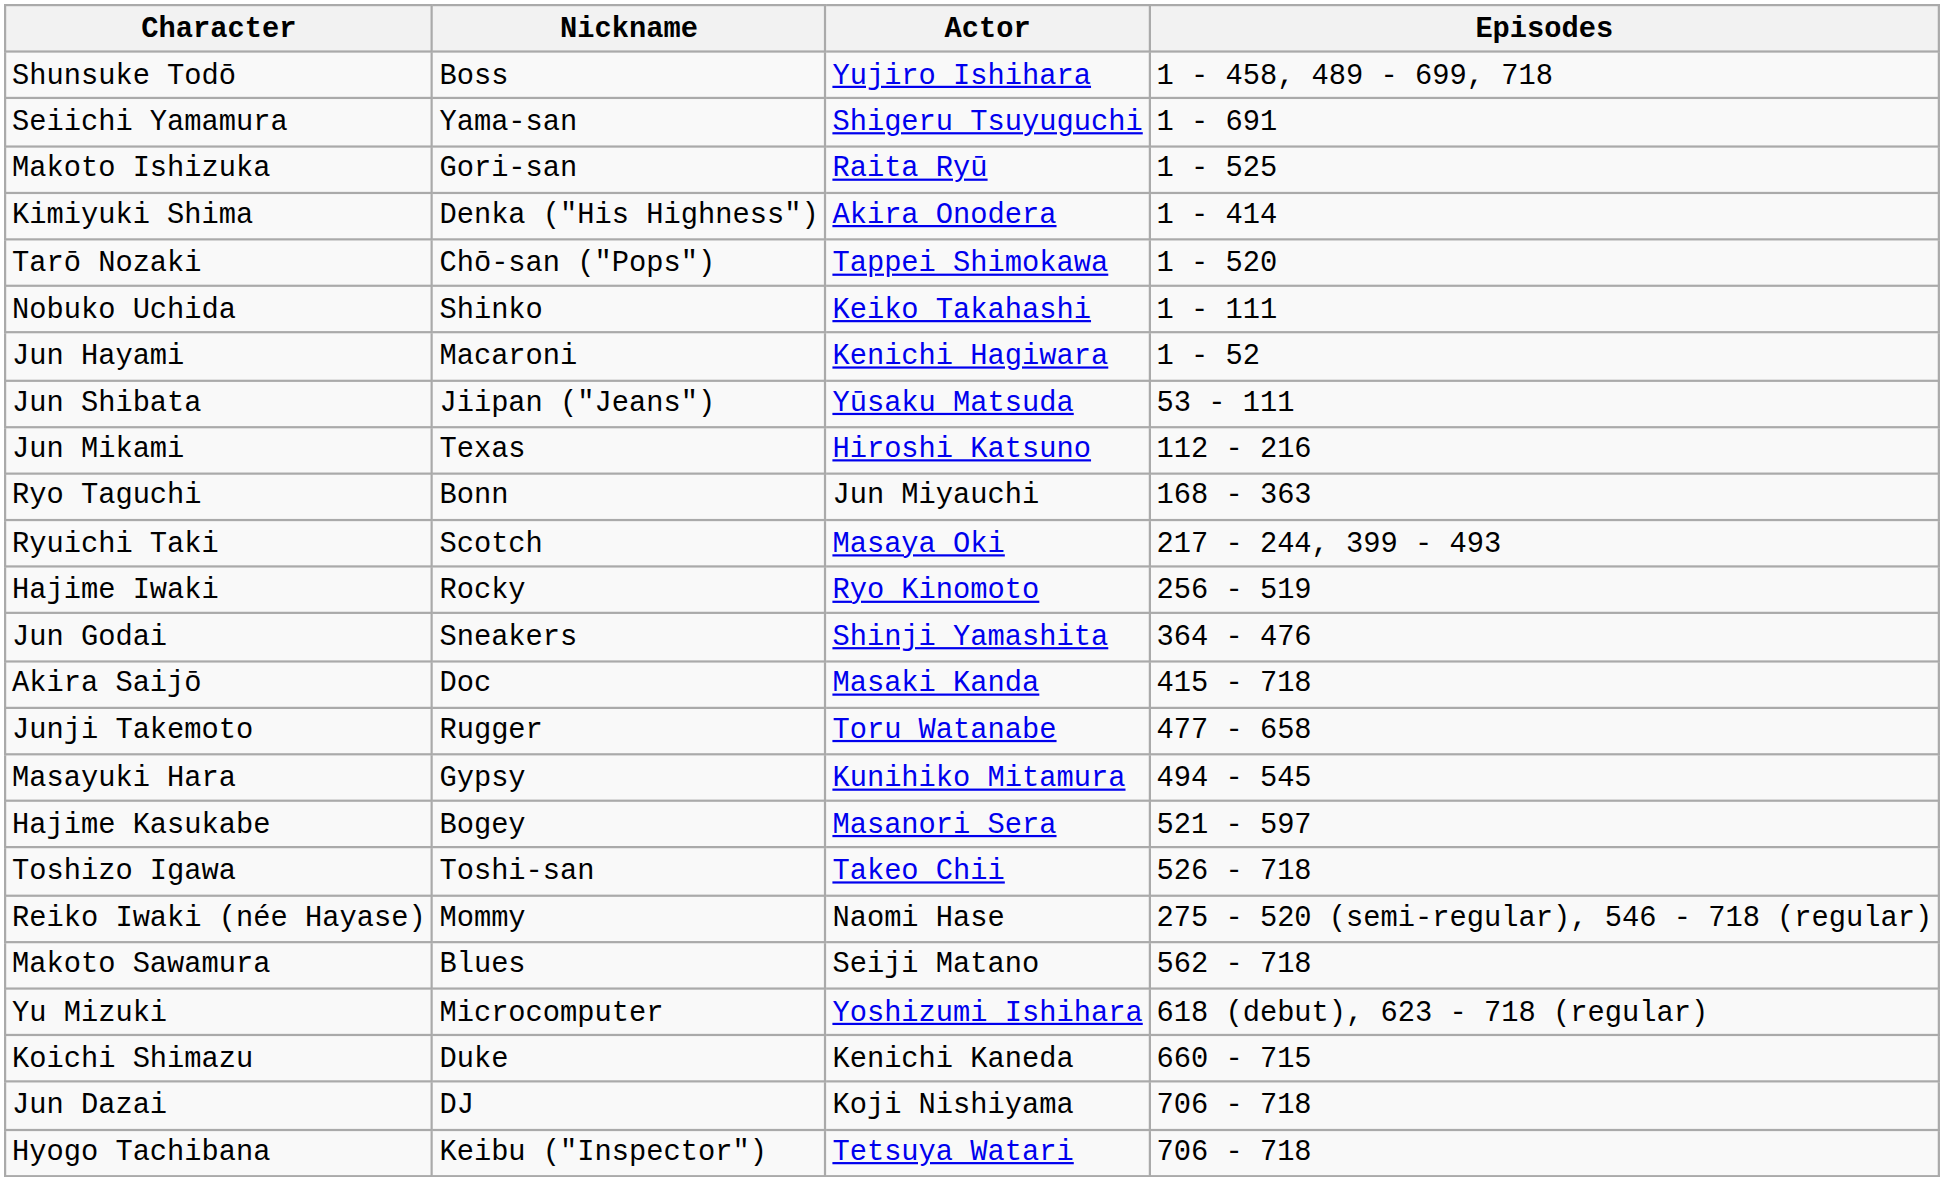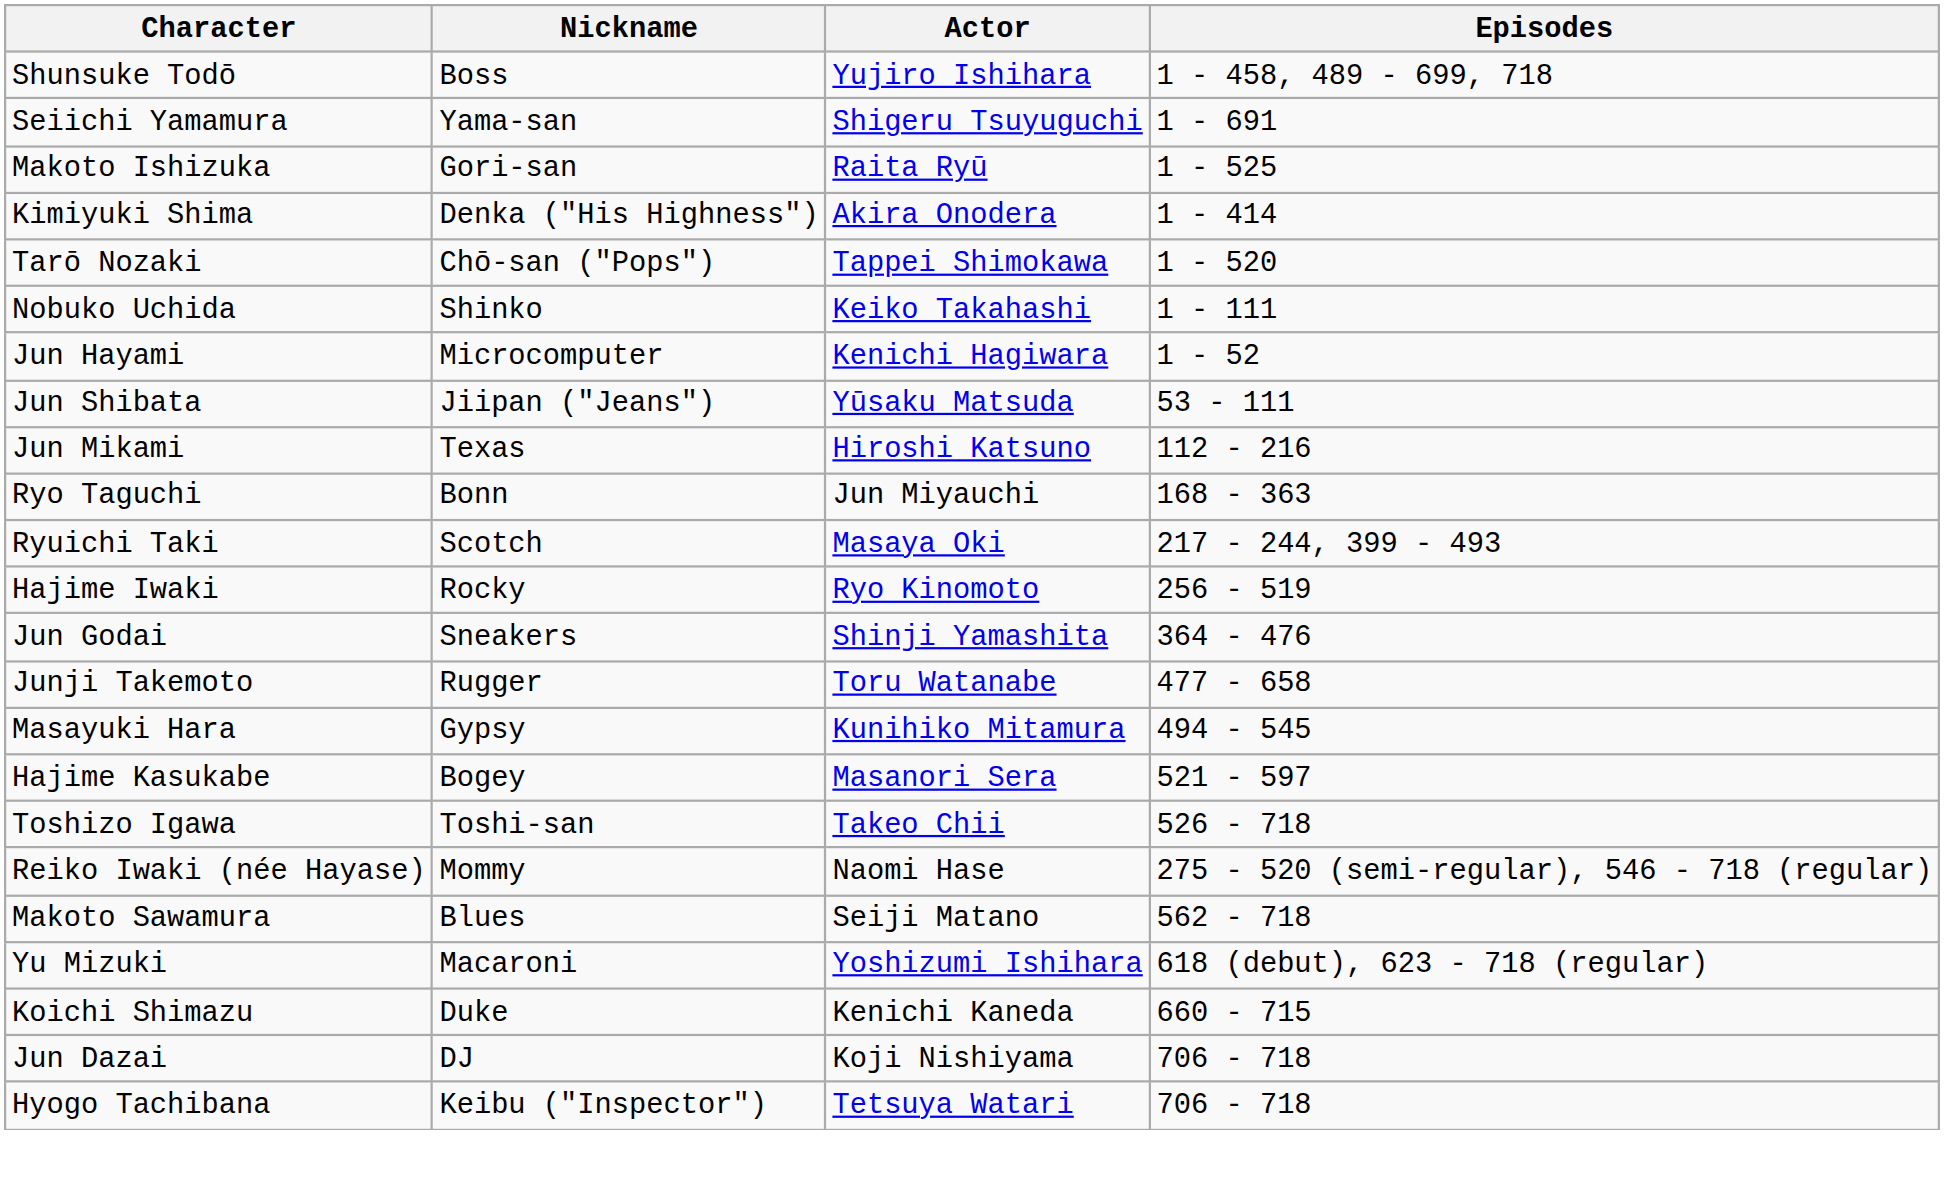(508, 356) Macaroni -> (551, 356) Microcomputer
- row: (107, 684)
(551, 1012) Microcomputer -> (508, 965) Macaroni
